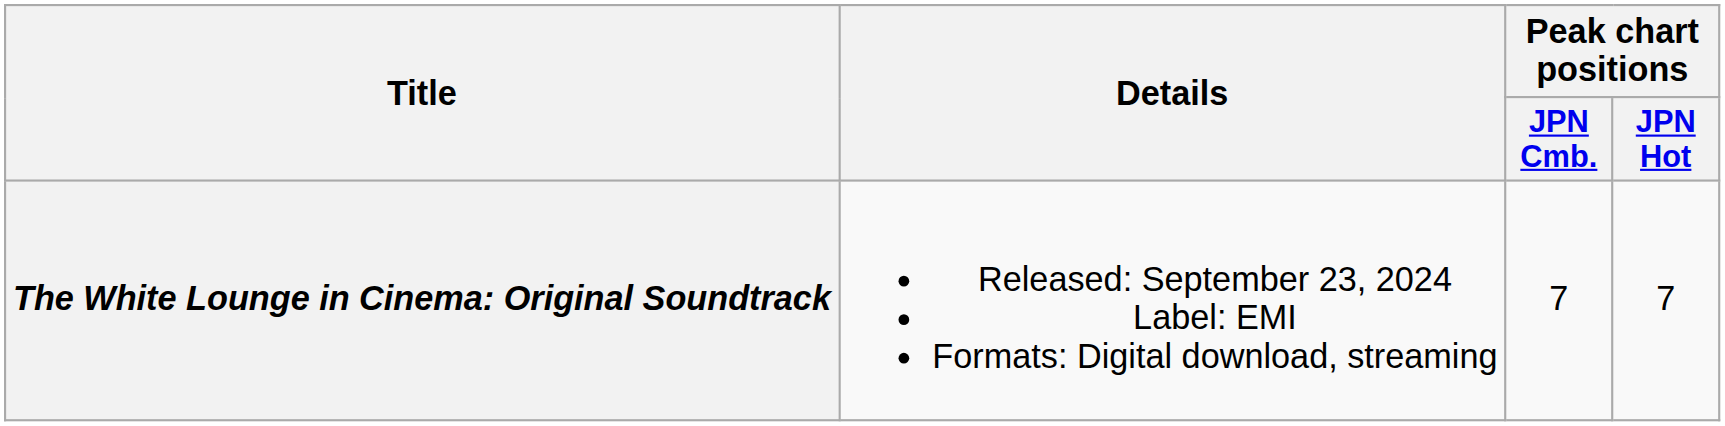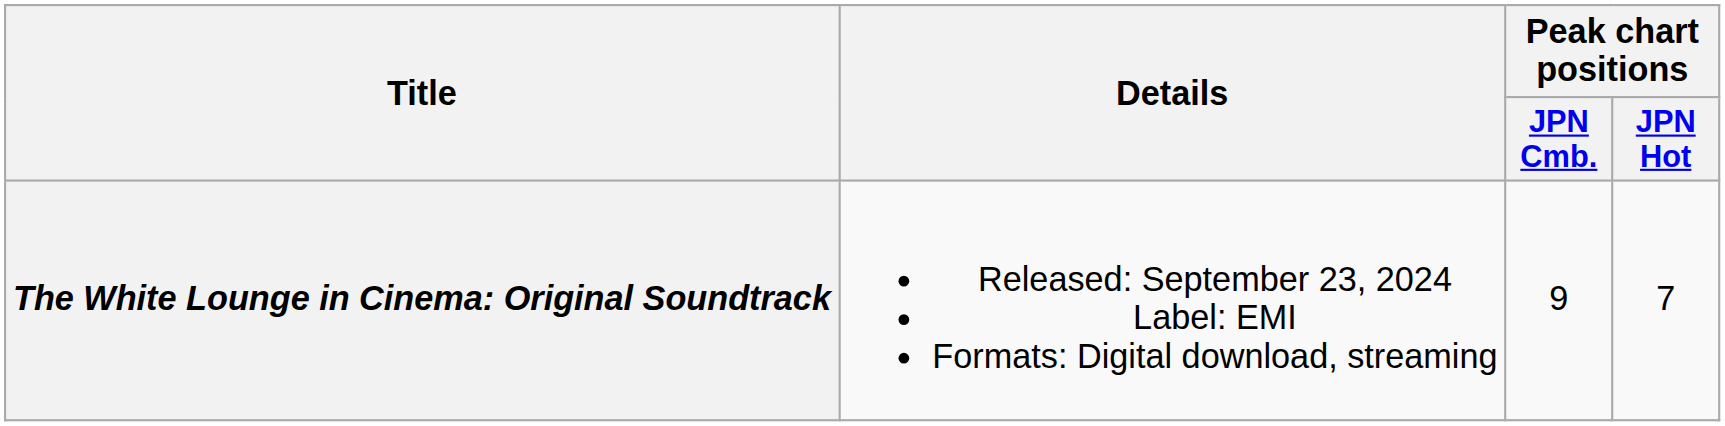(1559, 299) 7 -> (1559, 299) 9
